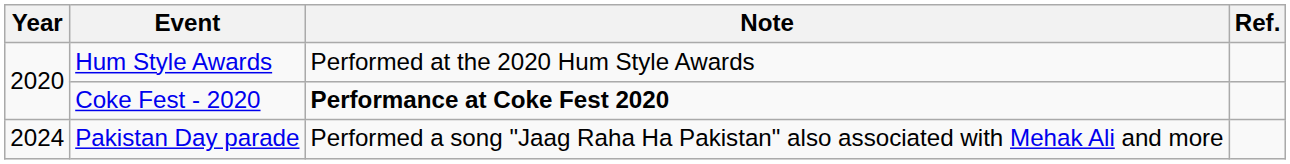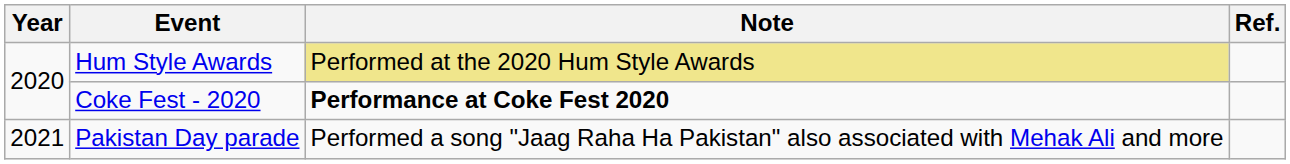(533, 61) no background -> (533, 61) khaki background
(37, 138) 2024 -> (37, 138) 2021
